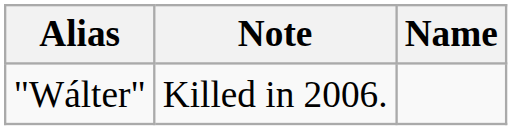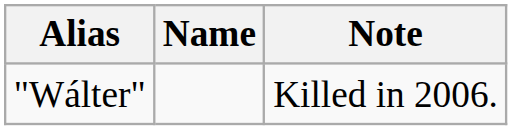columns swapped: (451, 34) <-> (275, 34)
